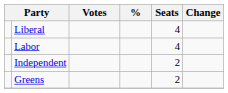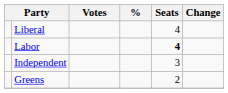(177, 46) normal -> (177, 46) bold
(177, 63) 2 -> (177, 63) 3
